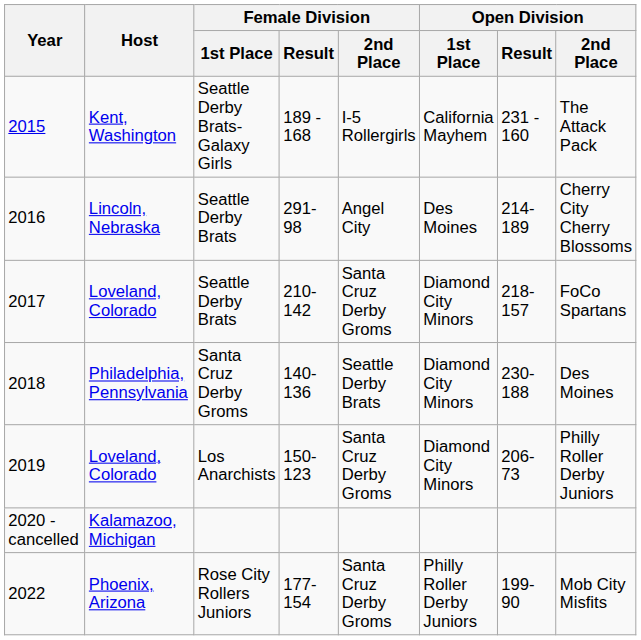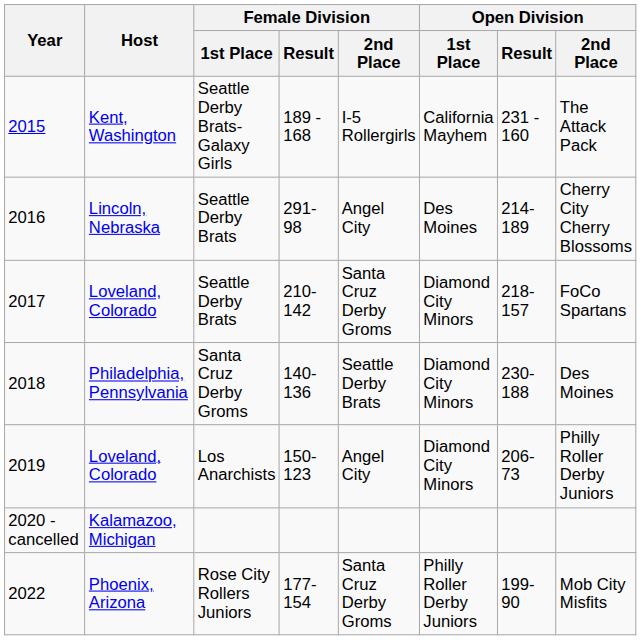(367, 466) Santa Cruz Derby Groms -> (363, 466) Angel City
